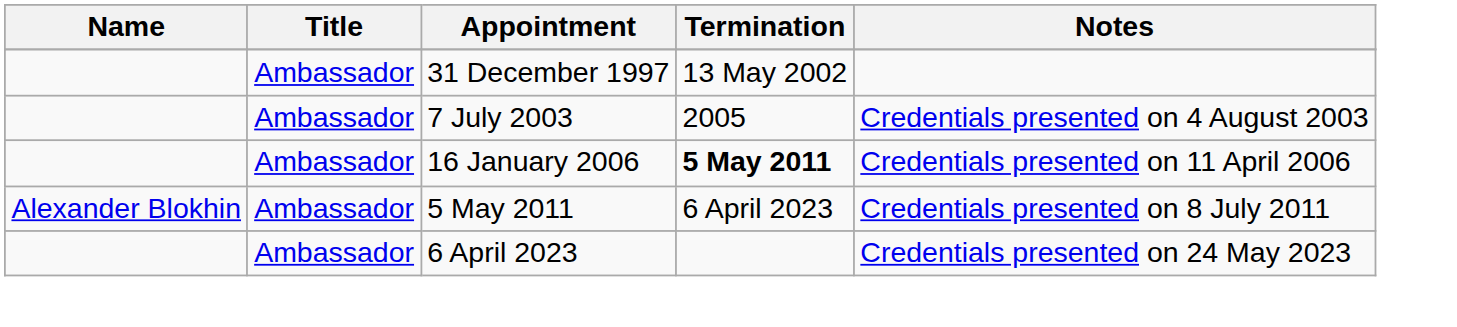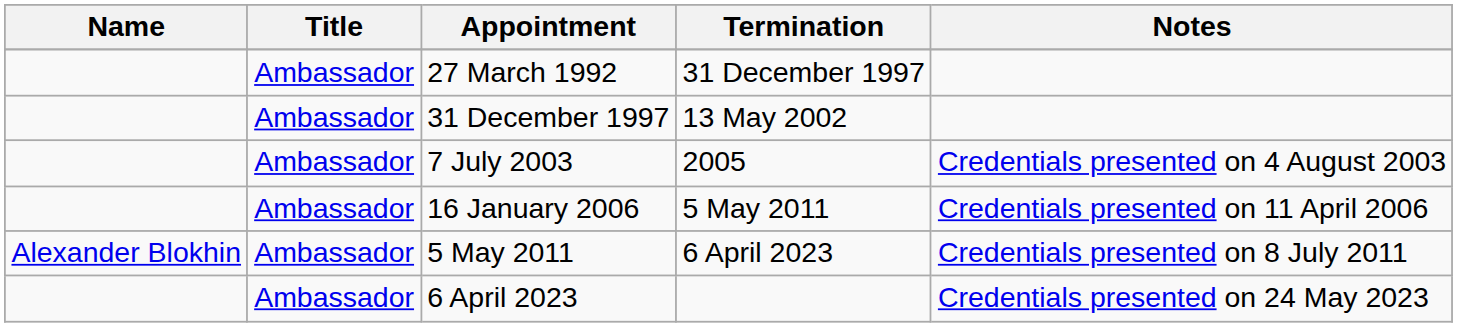+ row: (522, 72)
(757, 162) bold -> (756, 207) normal
